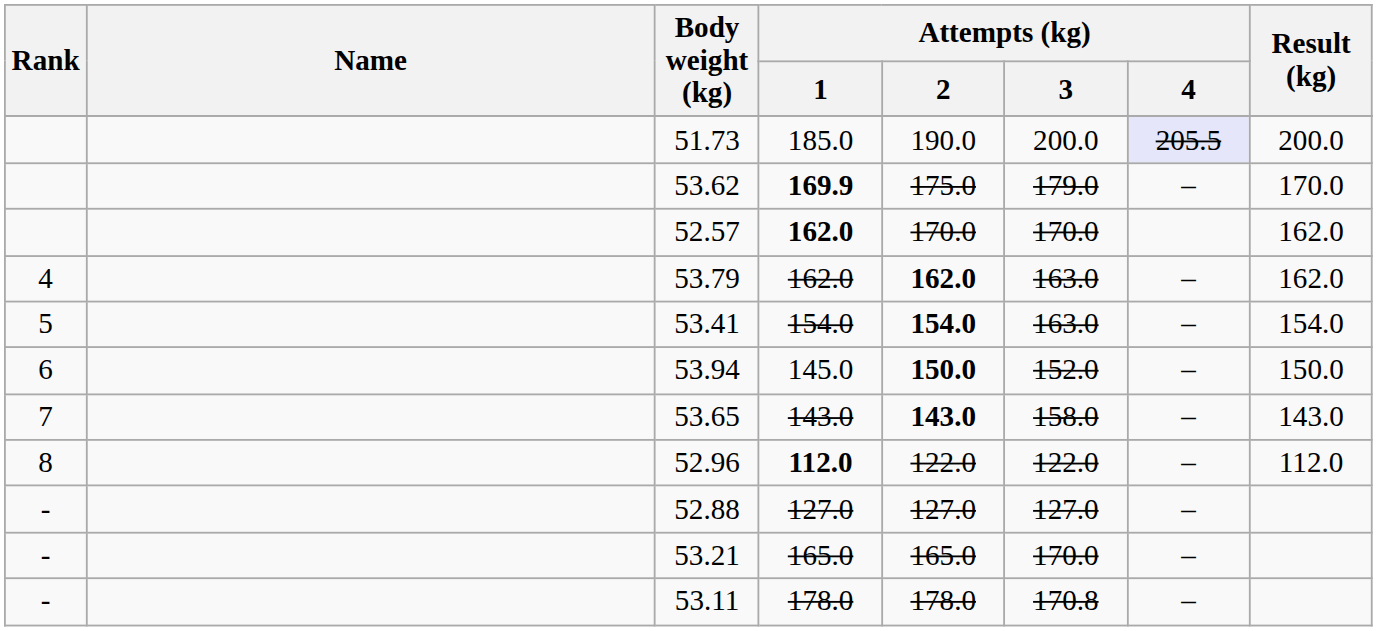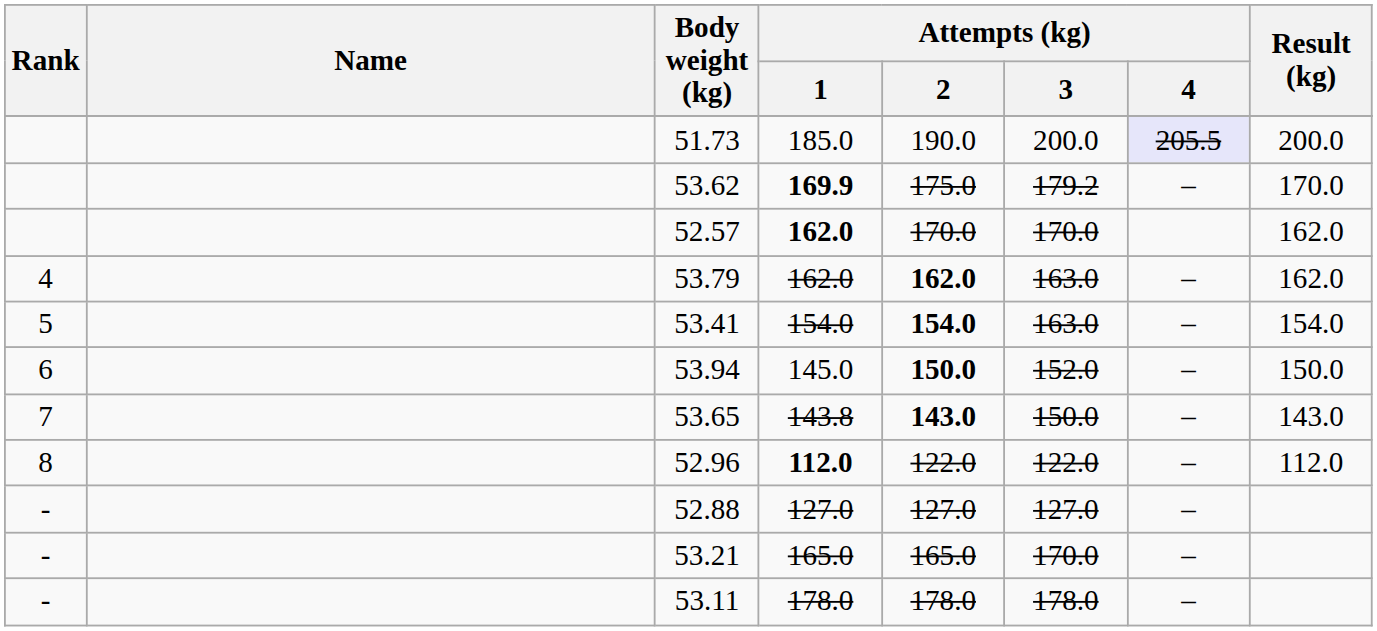(1066, 185) 179.0 -> (1066, 185) 179.2
(821, 416) 143.0 -> (821, 416) 143.8
(1066, 416) 158.0 -> (1066, 416) 150.0
(1066, 601) 170.8 -> (1066, 601) 178.0
